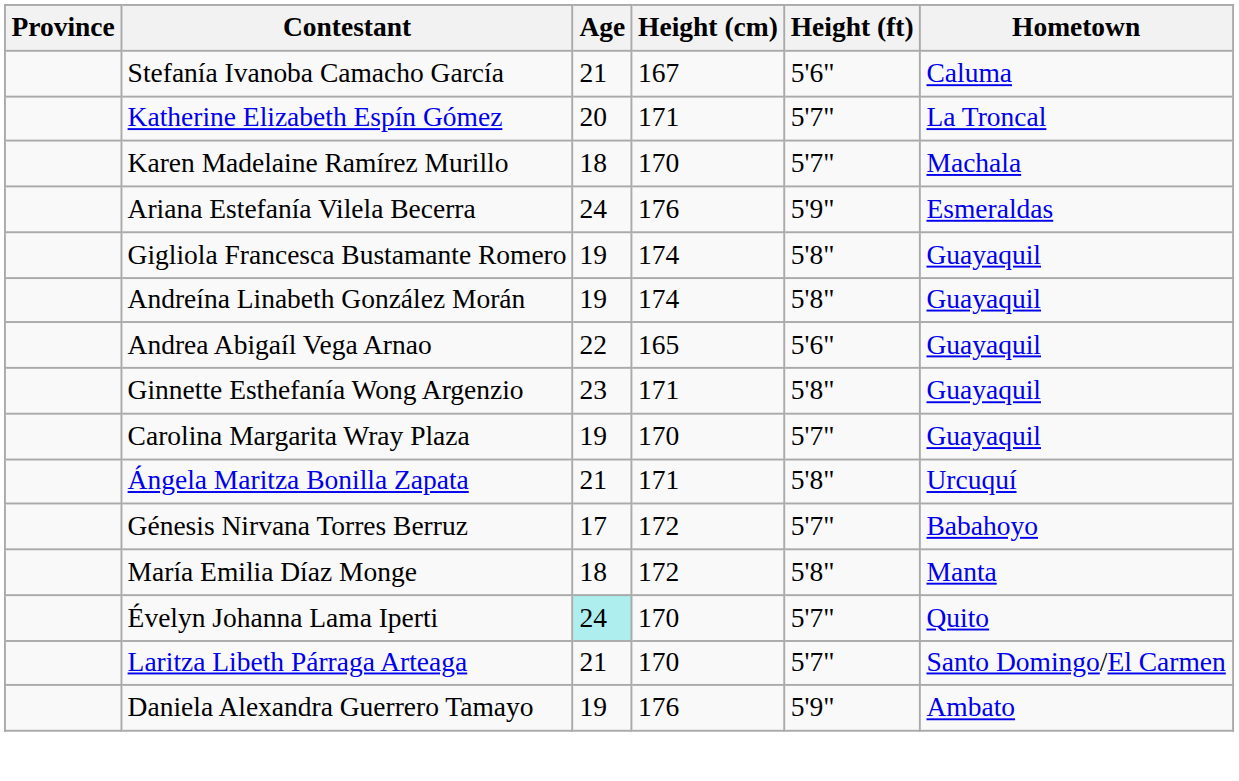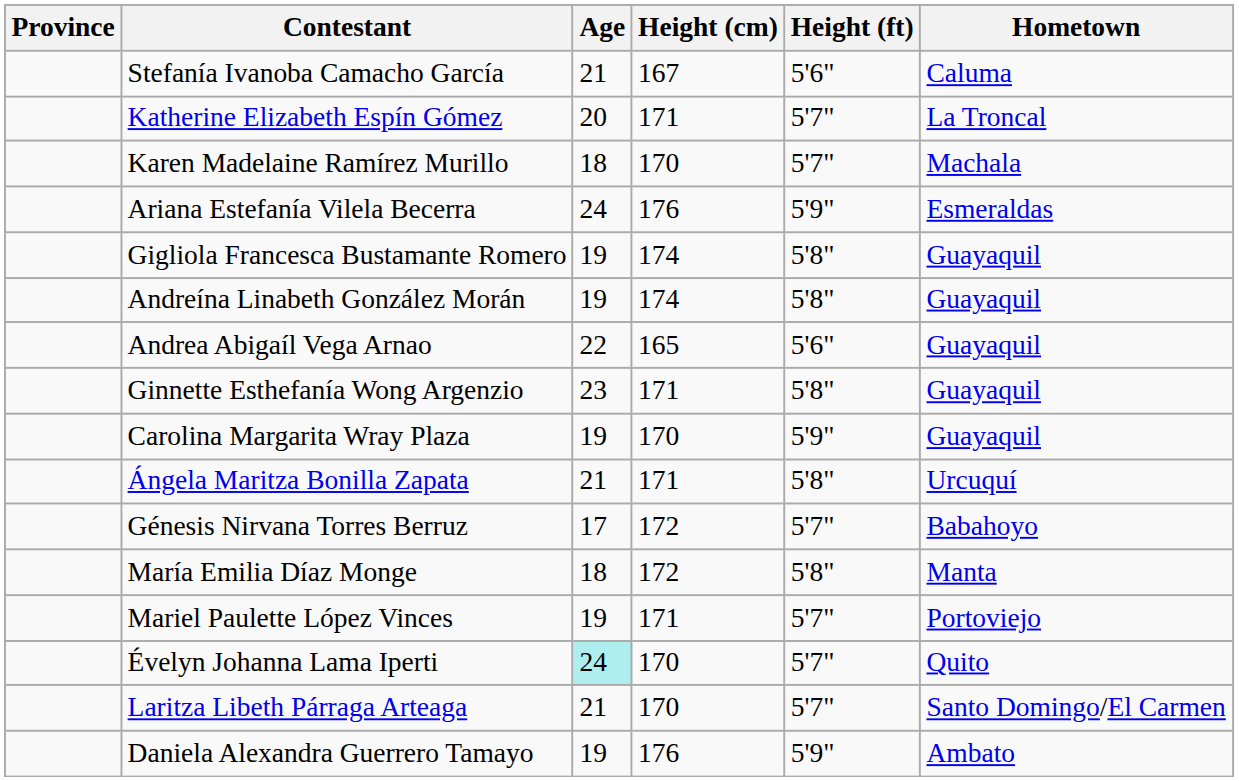(813, 435) 5'7" -> (813, 435) 5'9"
+ row: (290, 617)
